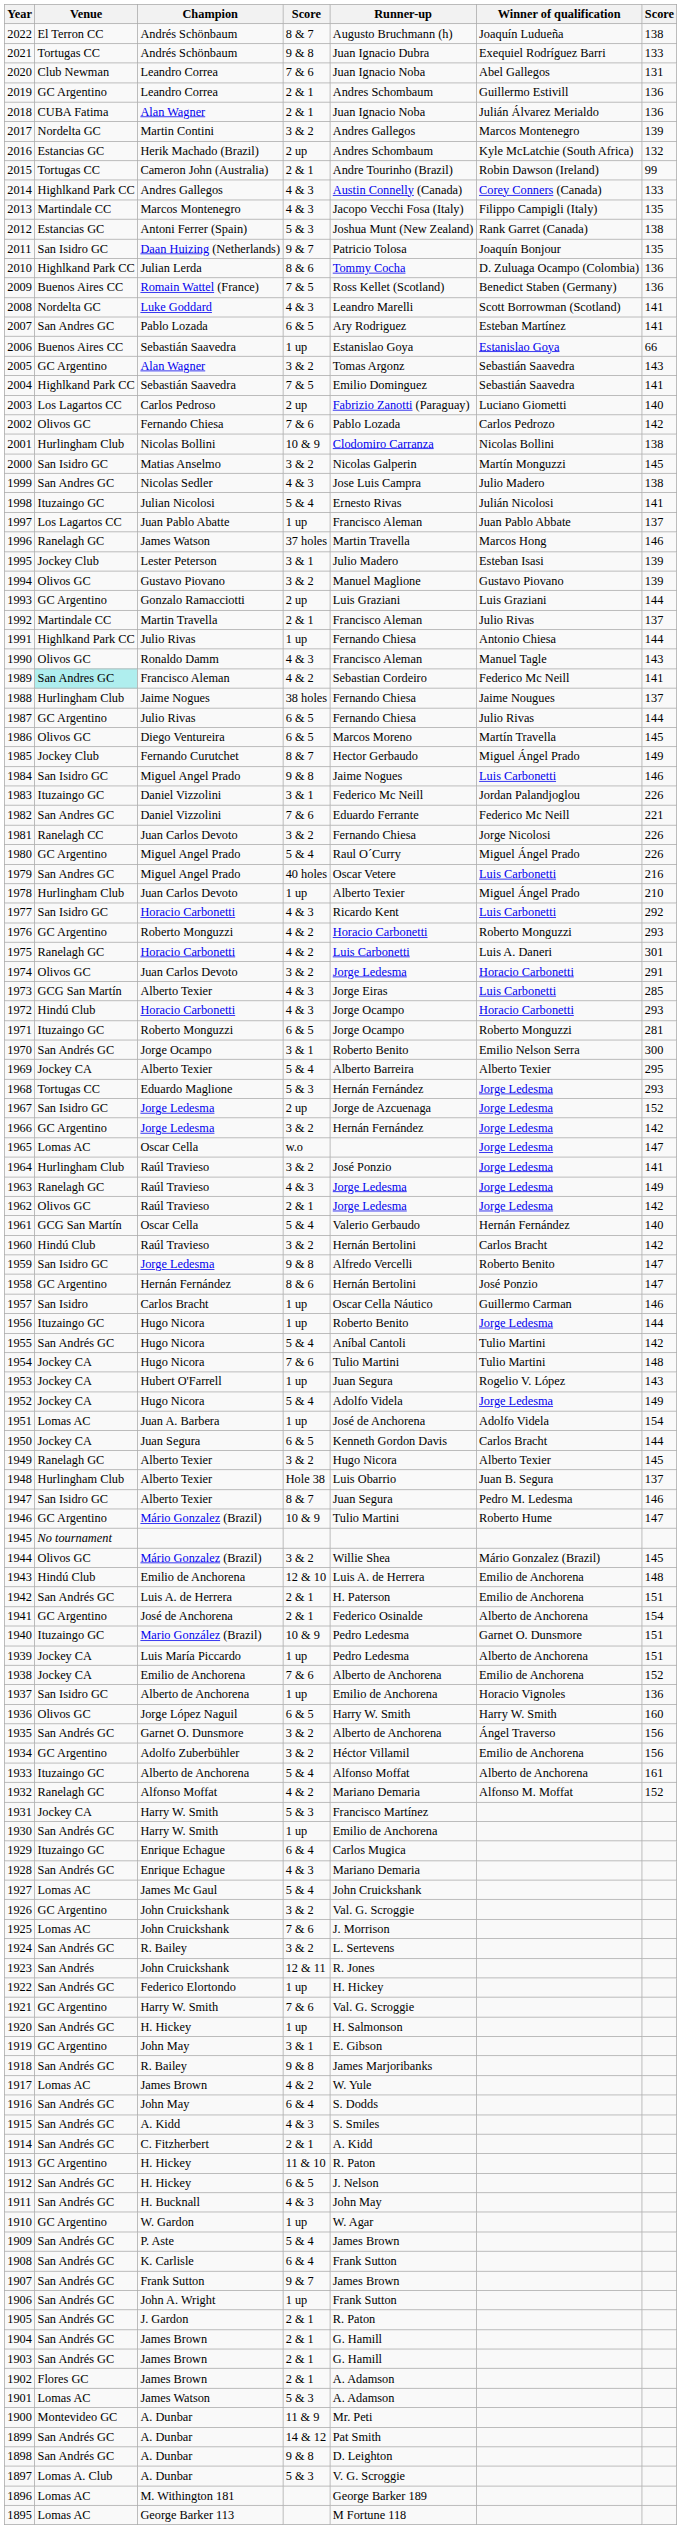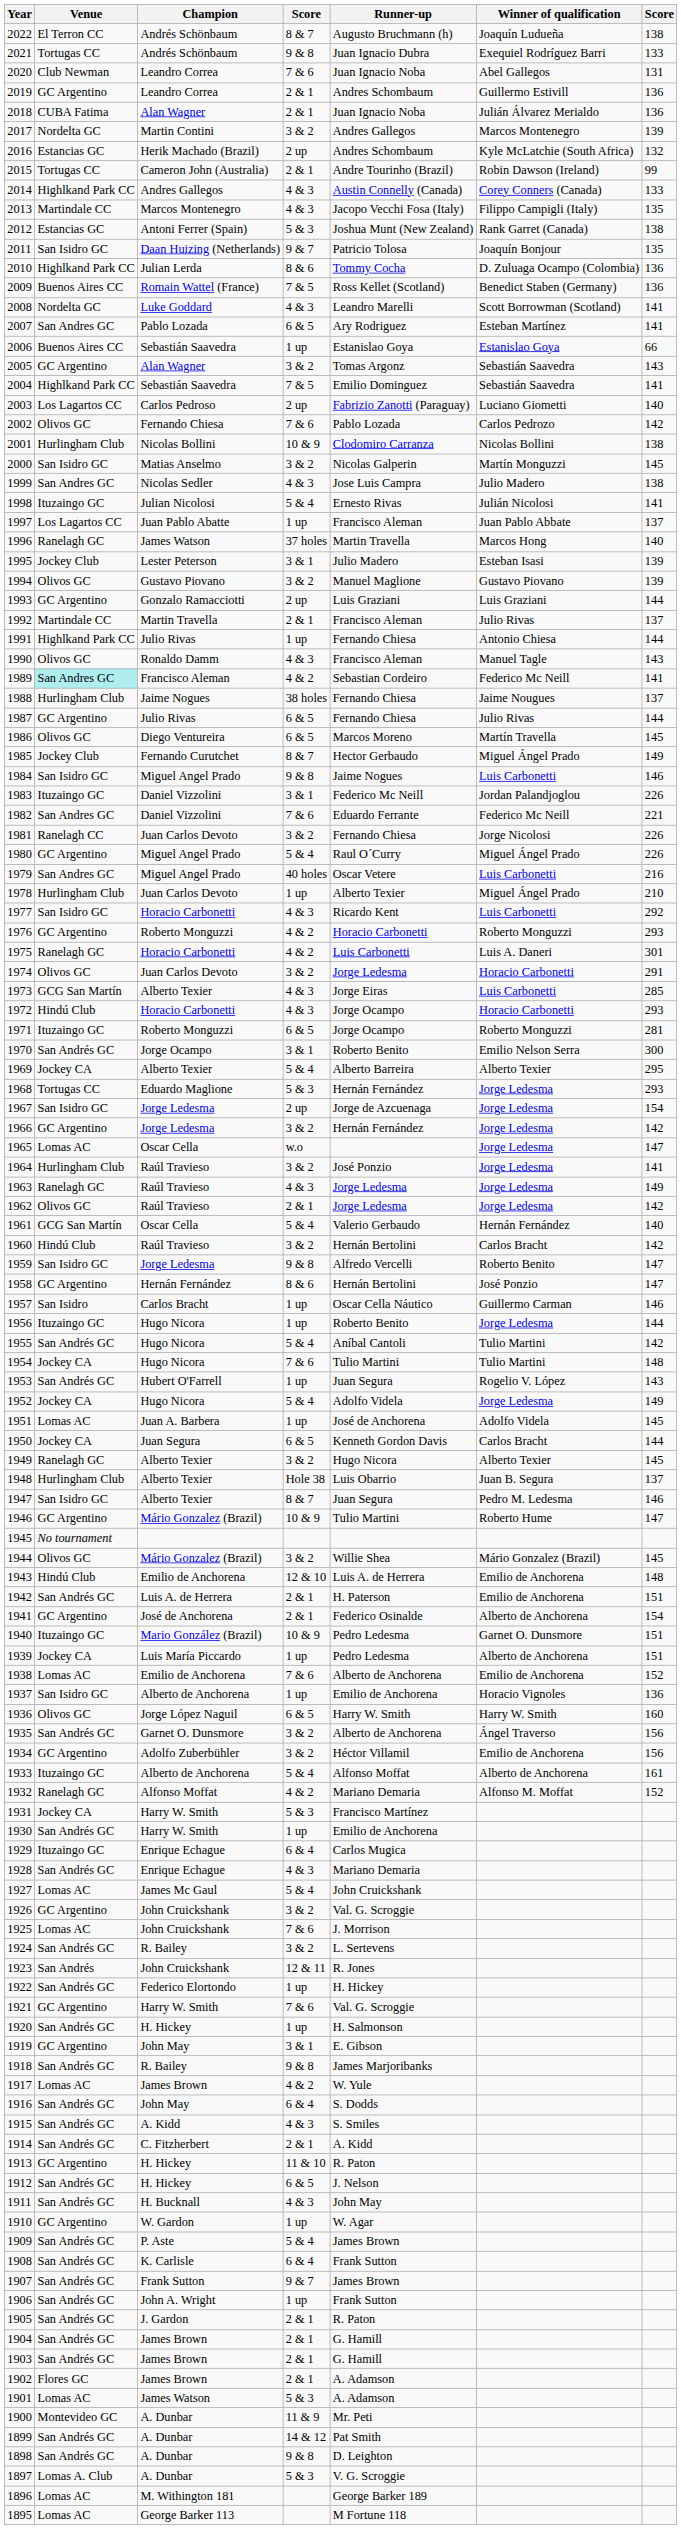(654, 541) 146 -> (654, 541) 140
(654, 1108) 152 -> (654, 1108) 154
(65, 1381) Jockey CA -> (76, 1381) San Andrés GC
(654, 1421) 154 -> (654, 1421) 145
(65, 1675) Jockey CA -> (64, 1675) Lomas AC
